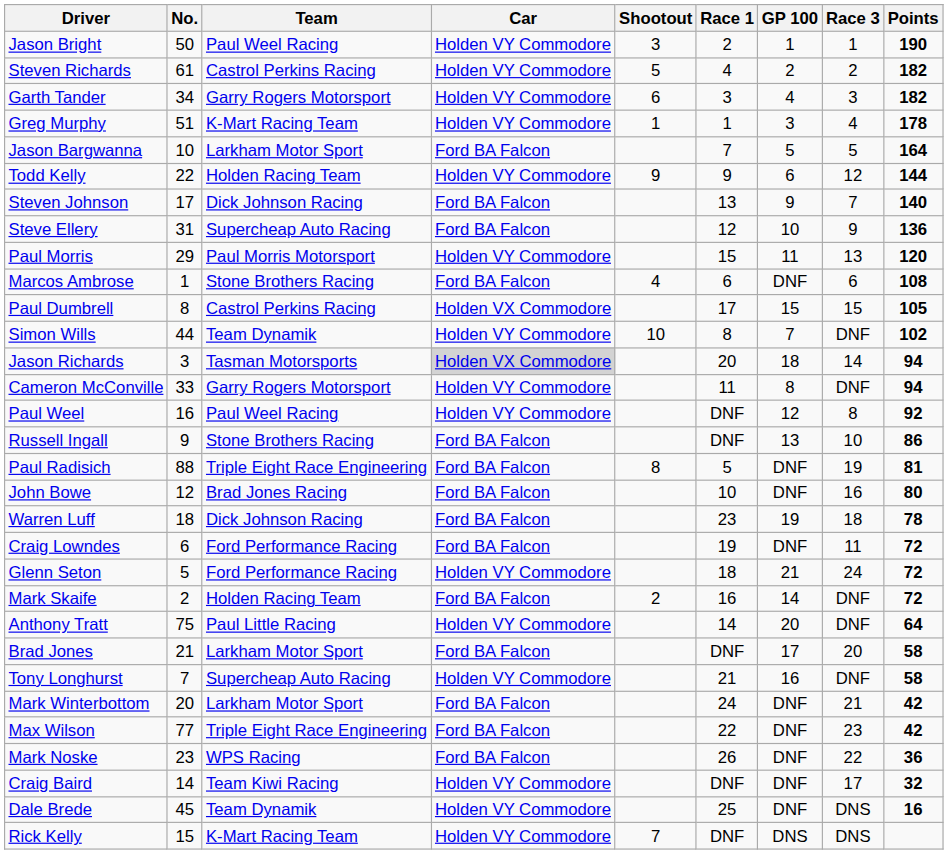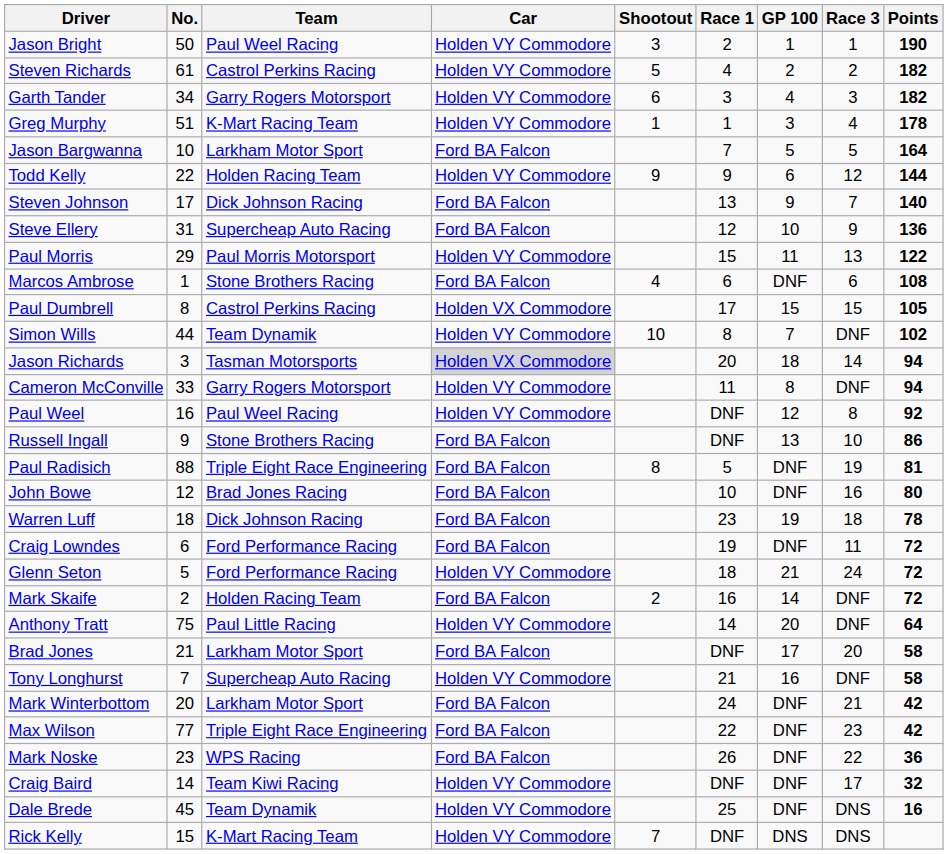(913, 256) 120 -> (913, 256) 122
